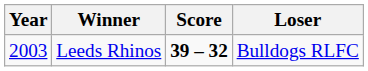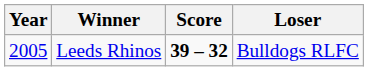(28, 50) 2003 -> (28, 50) 2005
